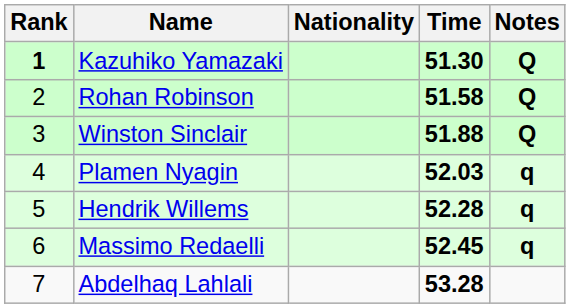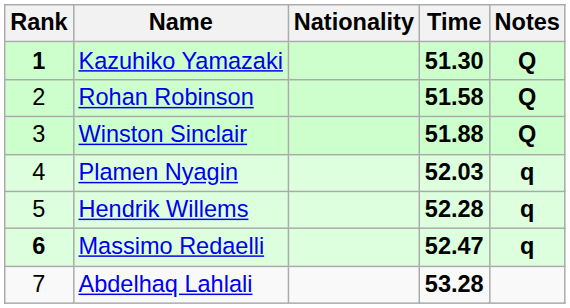(39, 246) normal -> (39, 246) bold
(454, 246) 52.45 -> (454, 246) 52.47
